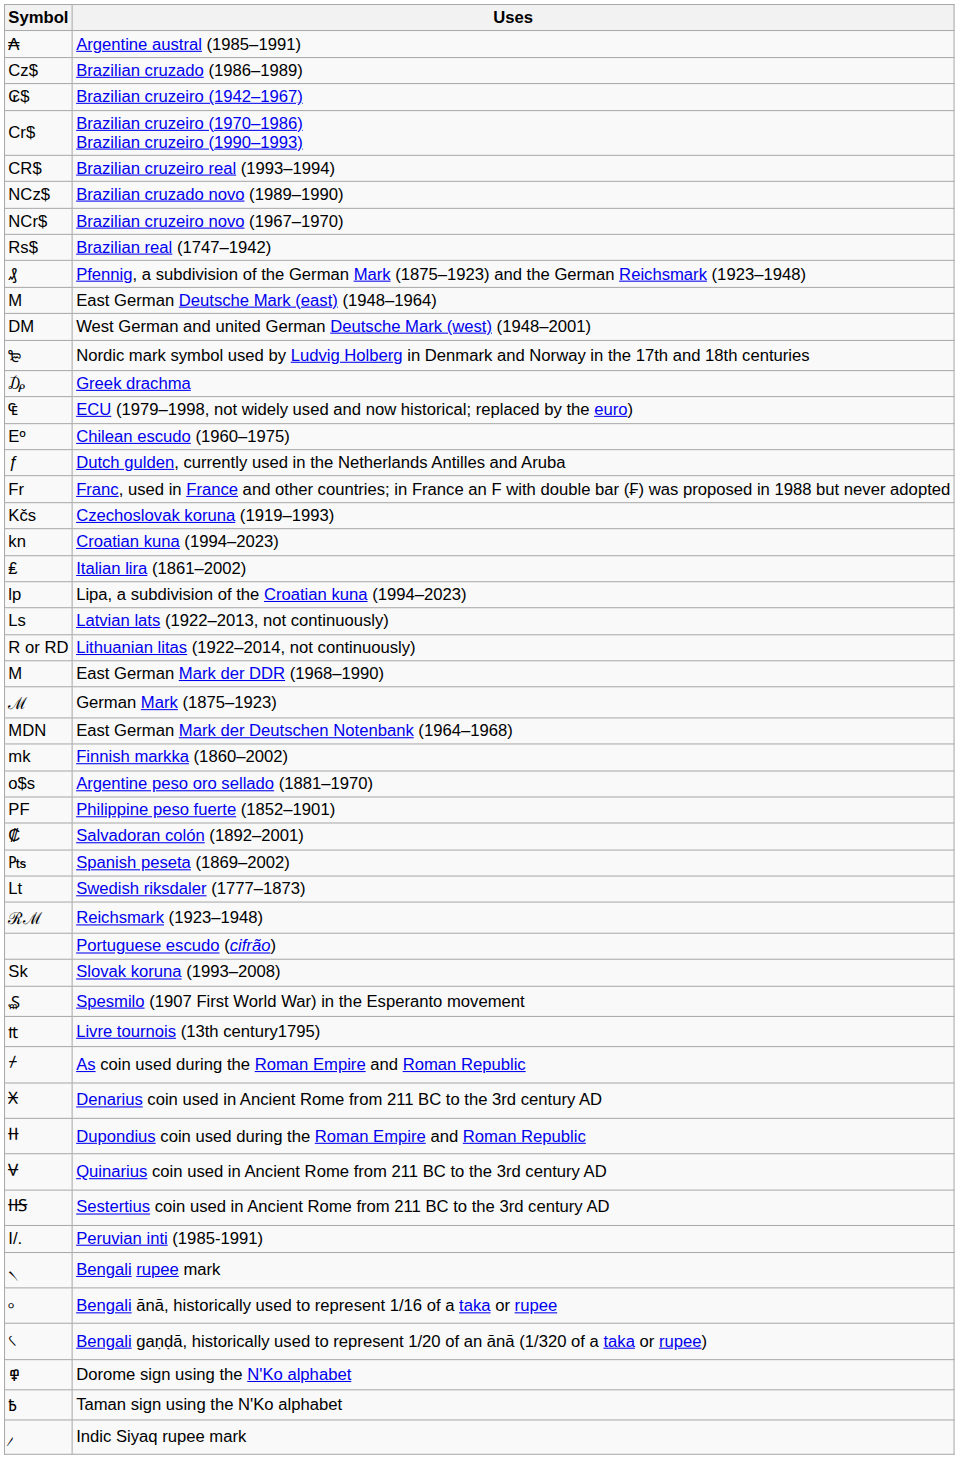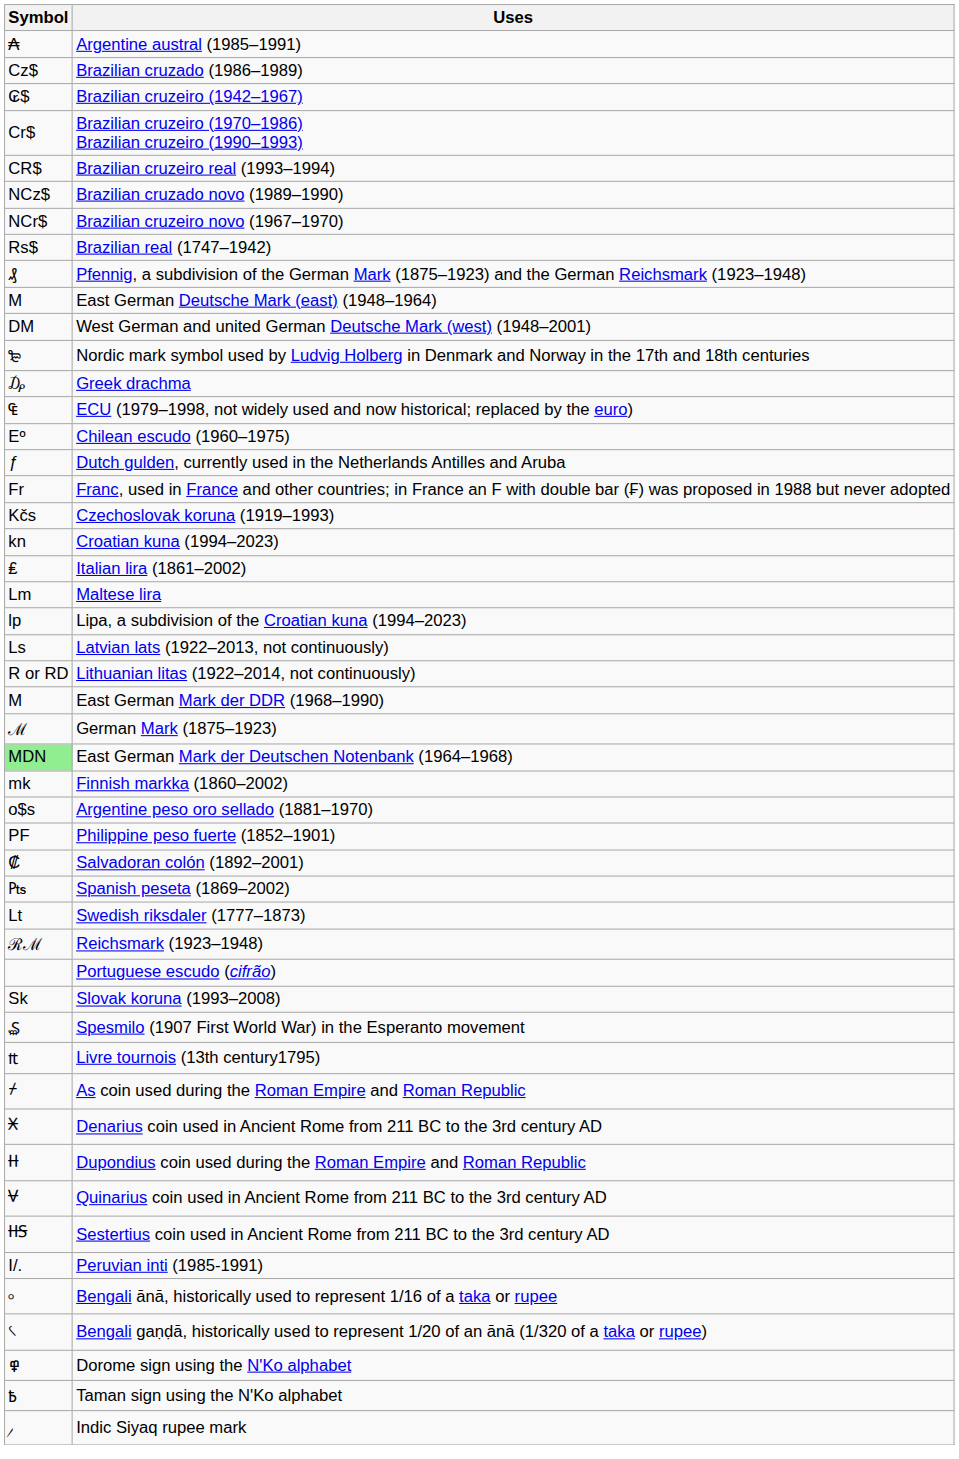+ row: (119, 594)
(27, 730) no background -> (27, 757) lightgreen background
- row: (148, 1269)
